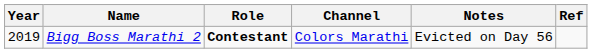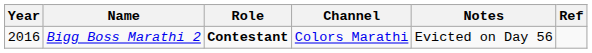(24, 38) 2019 -> (24, 38) 2016
